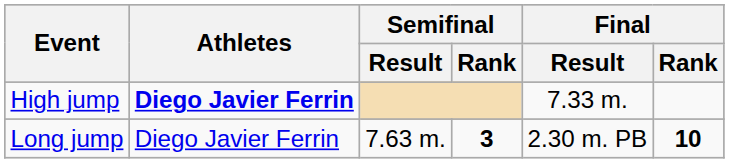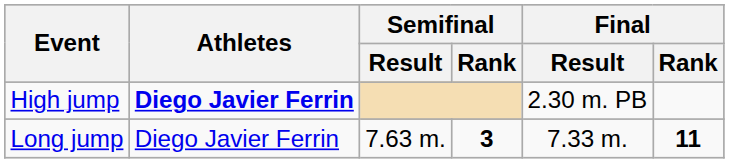(587, 101) 7.33 m. -> (587, 101) 2.30 m. PB
(587, 139) 2.30 m. PB -> (587, 139) 7.33 m.
(688, 139) 10 -> (688, 139) 11
